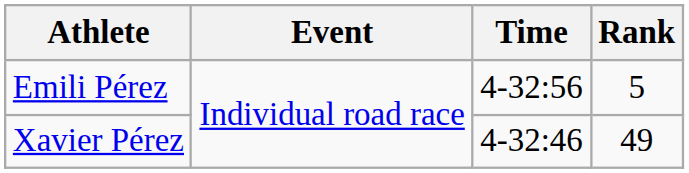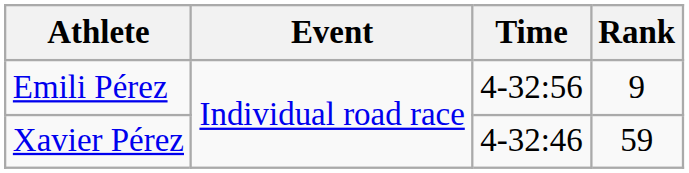(637, 86) 5 -> (637, 86) 9
(637, 140) 49 -> (637, 140) 59
